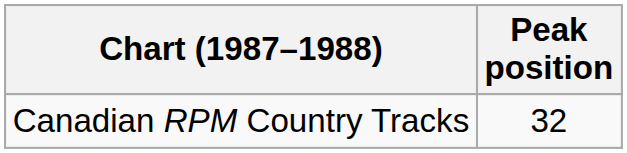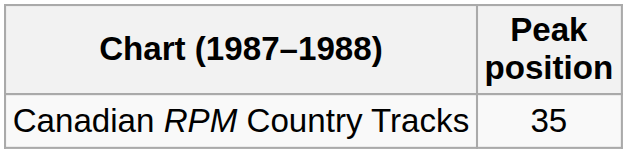(549, 120) 32 -> (549, 120) 35
